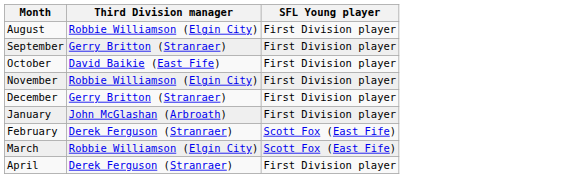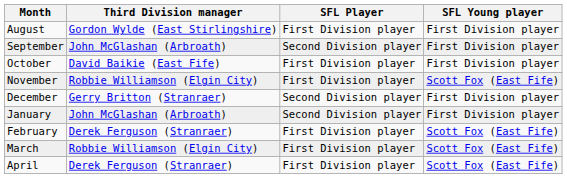+ column: (352, 13)
(164, 30) Robbie Williamson (Elgin City) -> (173, 30) Gordon Wylde (East Stirlingshire)
(148, 47) Gerry Britton (Stranraer) -> (148, 47) John McGlashan (Arbroath)
(330, 81) First Division player -> (493, 81) Scott Fox (East Fife)
(330, 166) First Division player -> (493, 166) Scott Fox (East Fife)
